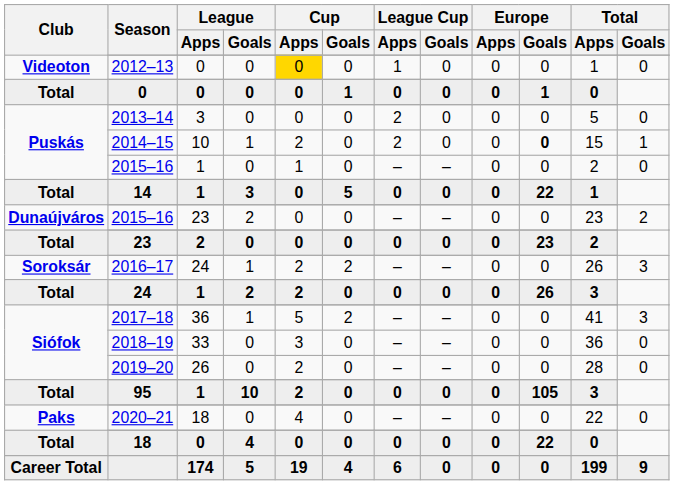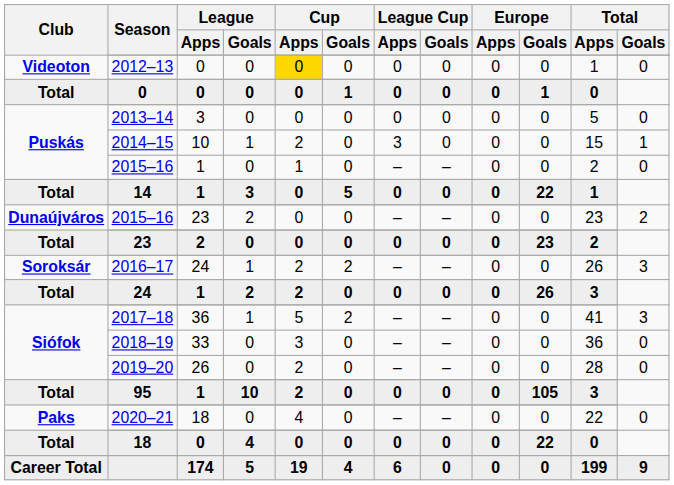(397, 68) 1 -> (397, 68) 0
(397, 118) 2 -> (397, 118) 0
(397, 143) 2 -> (397, 143) 3
(545, 143) bold -> (545, 143) normal
